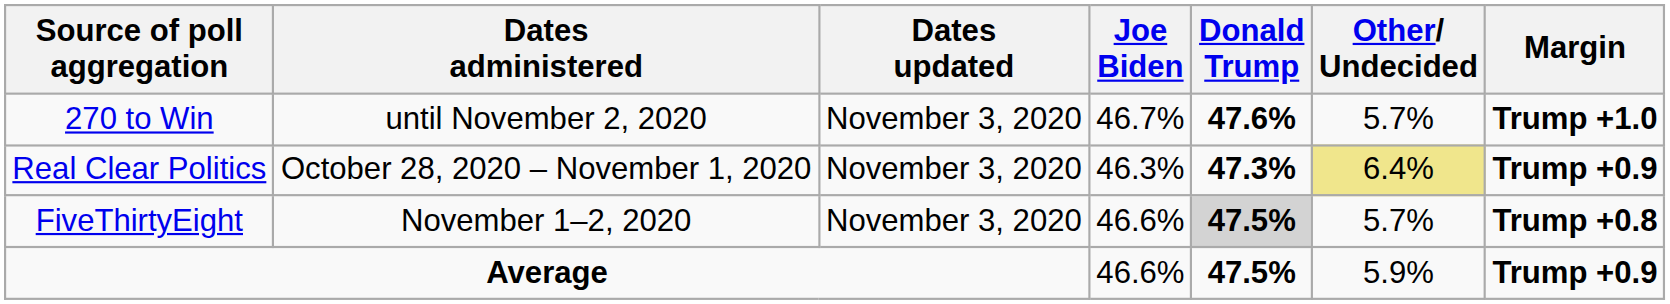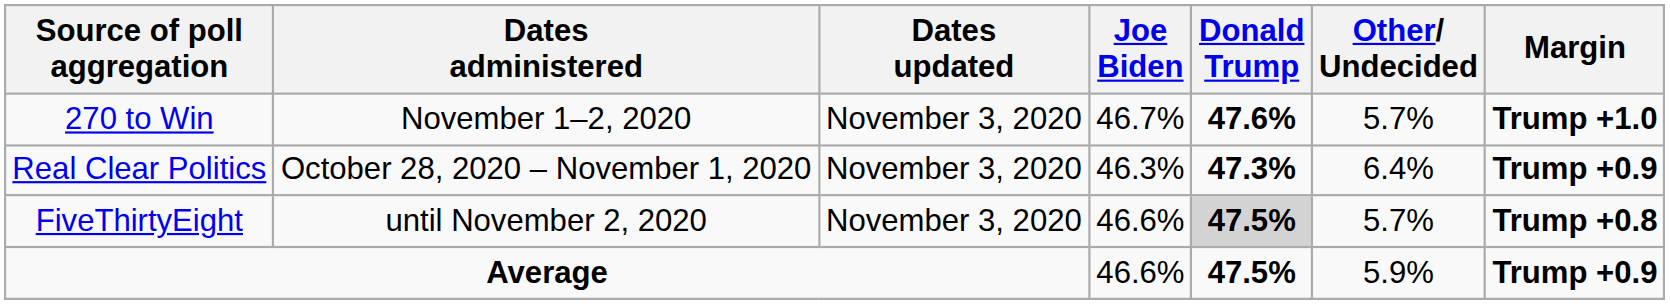(546, 118) until November 2, 2020 -> (546, 118) November 1–2, 2020
(1398, 169) khaki background -> (1398, 169) no background
(546, 221) November 1–2, 2020 -> (546, 221) until November 2, 2020
